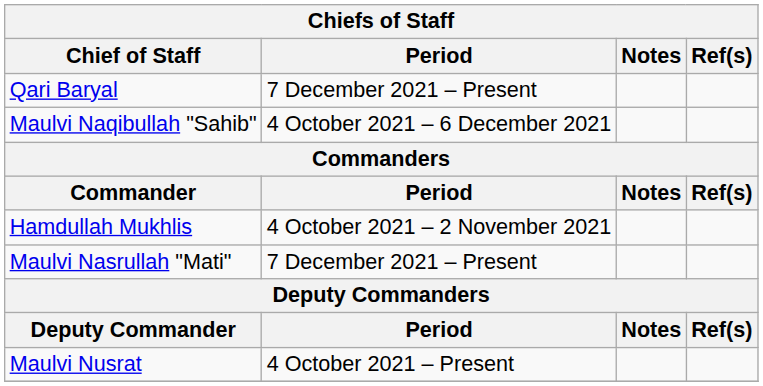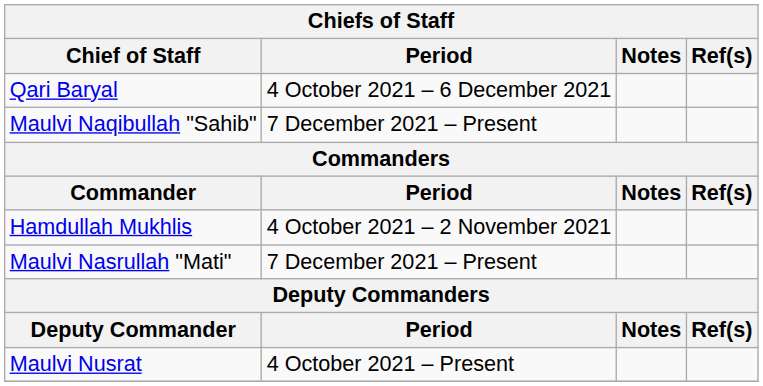(402, 90) 7 December 2021 – Present -> (439, 90) 4 October 2021 – 6 December 2021
(439, 124) 4 October 2021 – 6 December 2021 -> (402, 124) 7 December 2021 – Present
